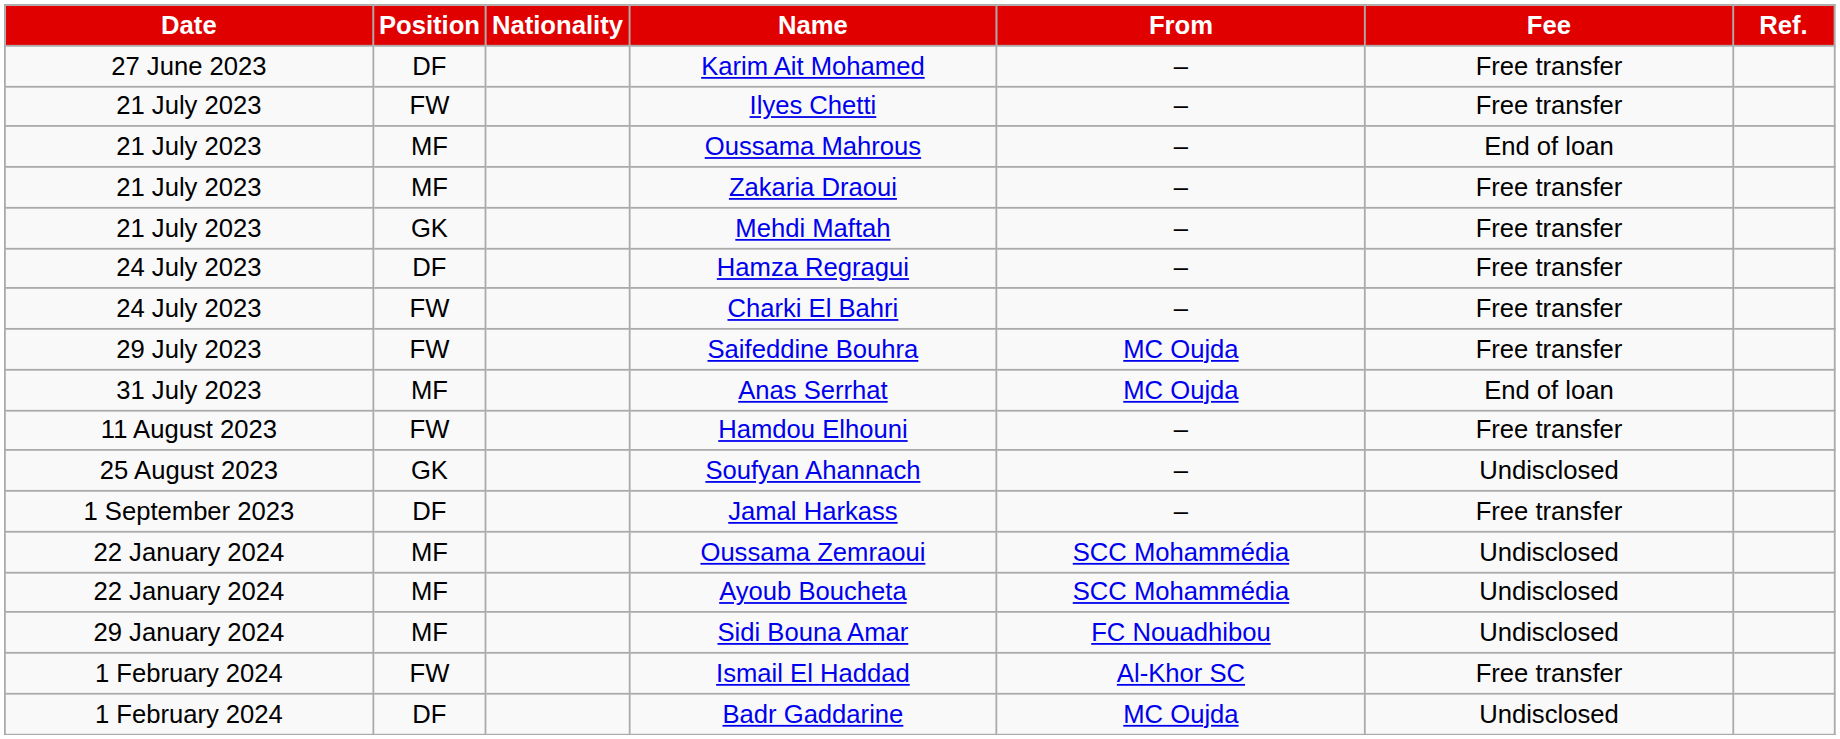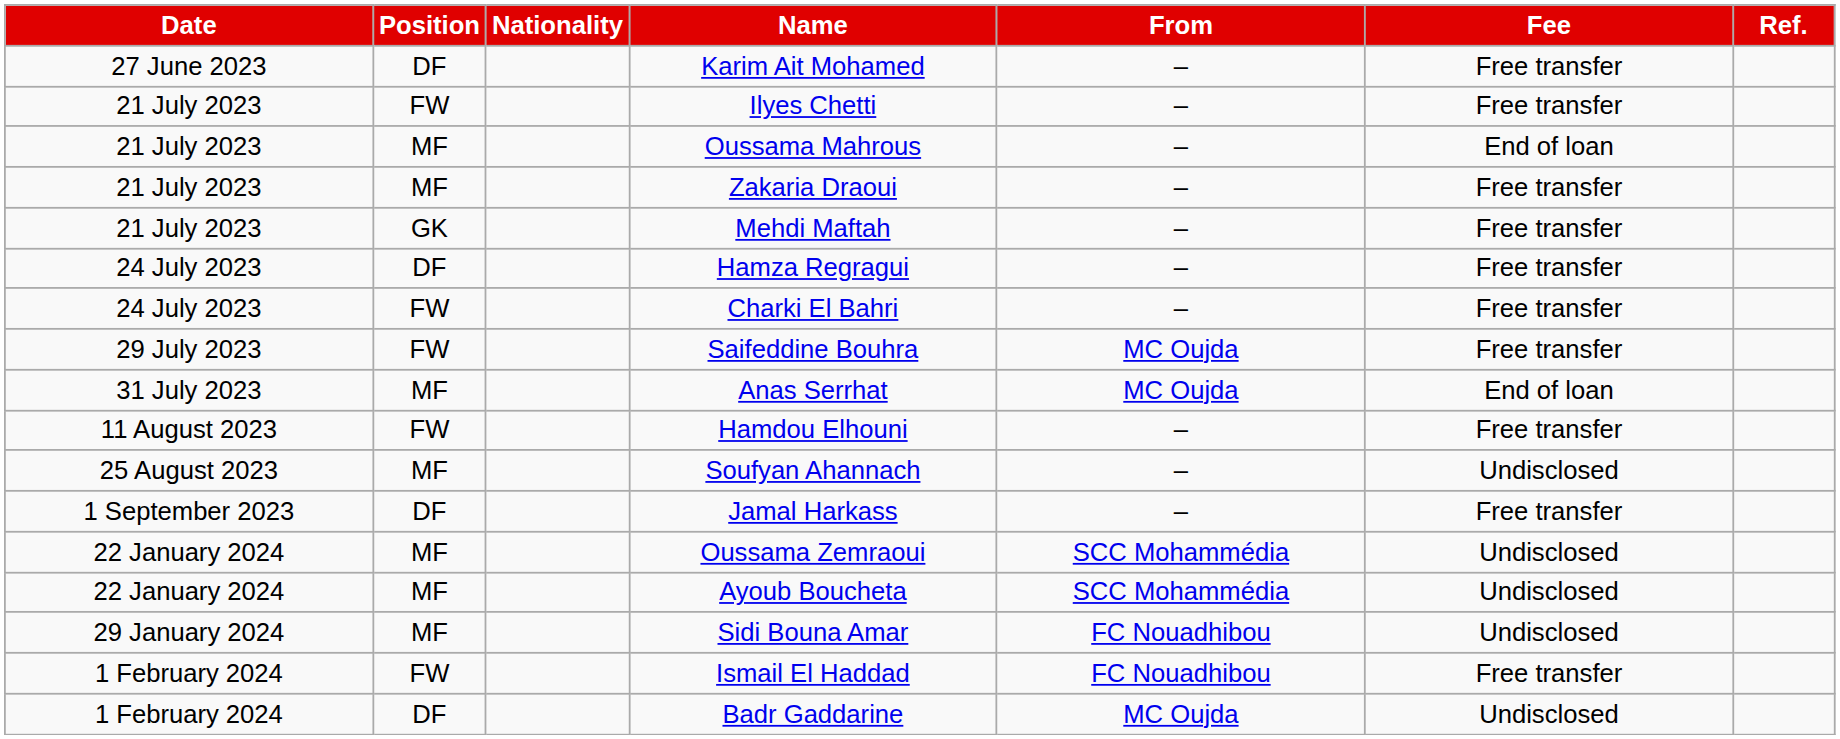(429, 471) GK -> (429, 471) MF
(1181, 673) Al-Khor SC -> (1181, 673) FC Nouadhibou
